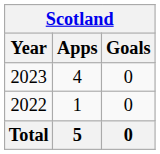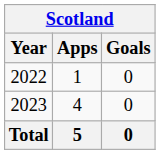rows swapped: (29, 105) <-> (29, 76)
